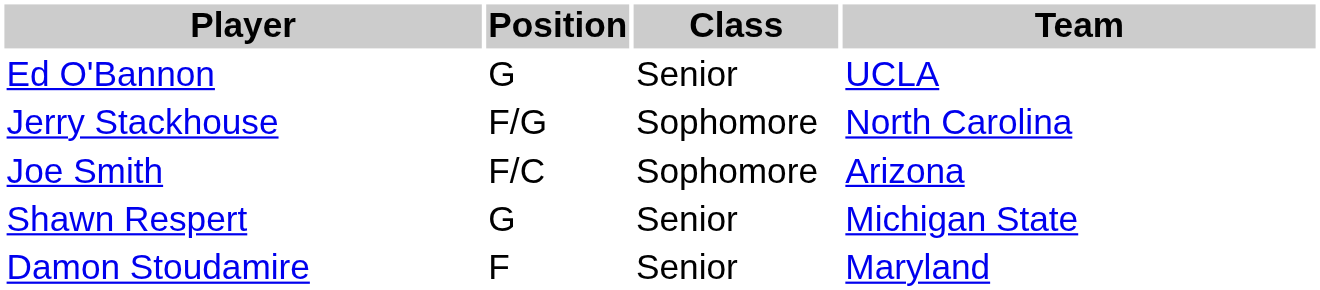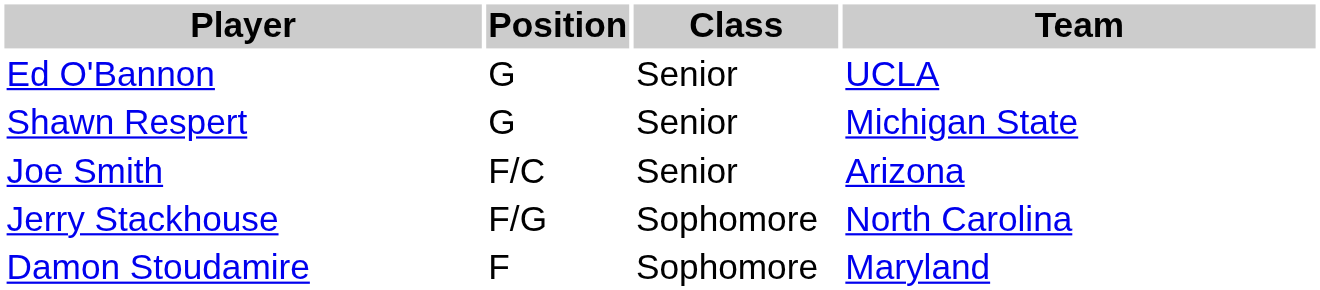rows swapped: (127, 219) <-> (143, 122)
(727, 170) Sophomore -> (687, 170) Senior
(687, 267) Senior -> (727, 267) Sophomore
